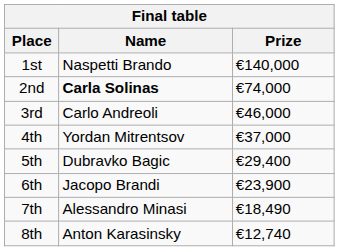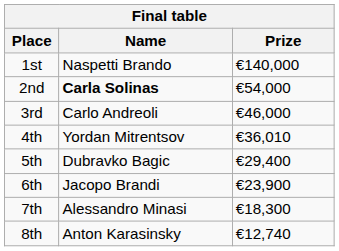(263, 88) €74,000 -> (263, 88) €54,000
(263, 137) €37,000 -> (263, 137) €36,010
(263, 209) €18,490 -> (263, 209) €18,300
